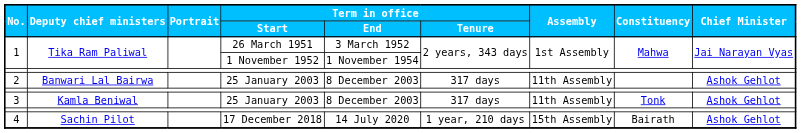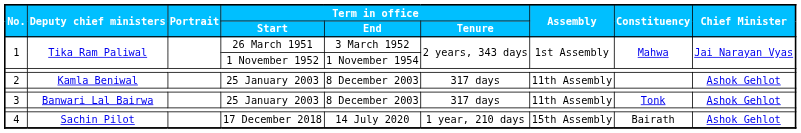(98, 80) Banwari Lal Bairwa -> (98, 80) Kamla Beniwal
(98, 100) Kamla Beniwal -> (98, 100) Banwari Lal Bairwa
